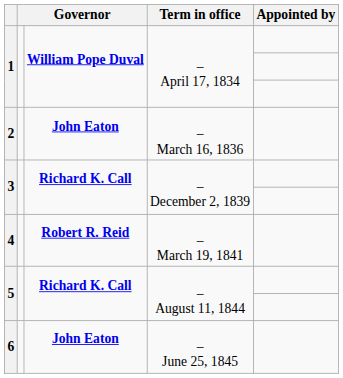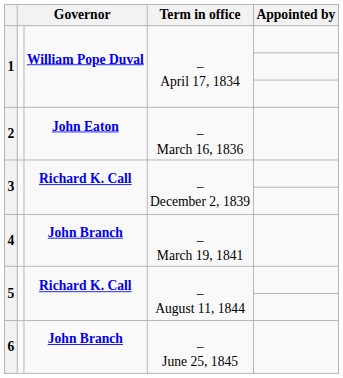(85, 232) Robert R. Reid -> (85, 232) John Branch
(85, 339) John Eaton -> (85, 339) John Branch
